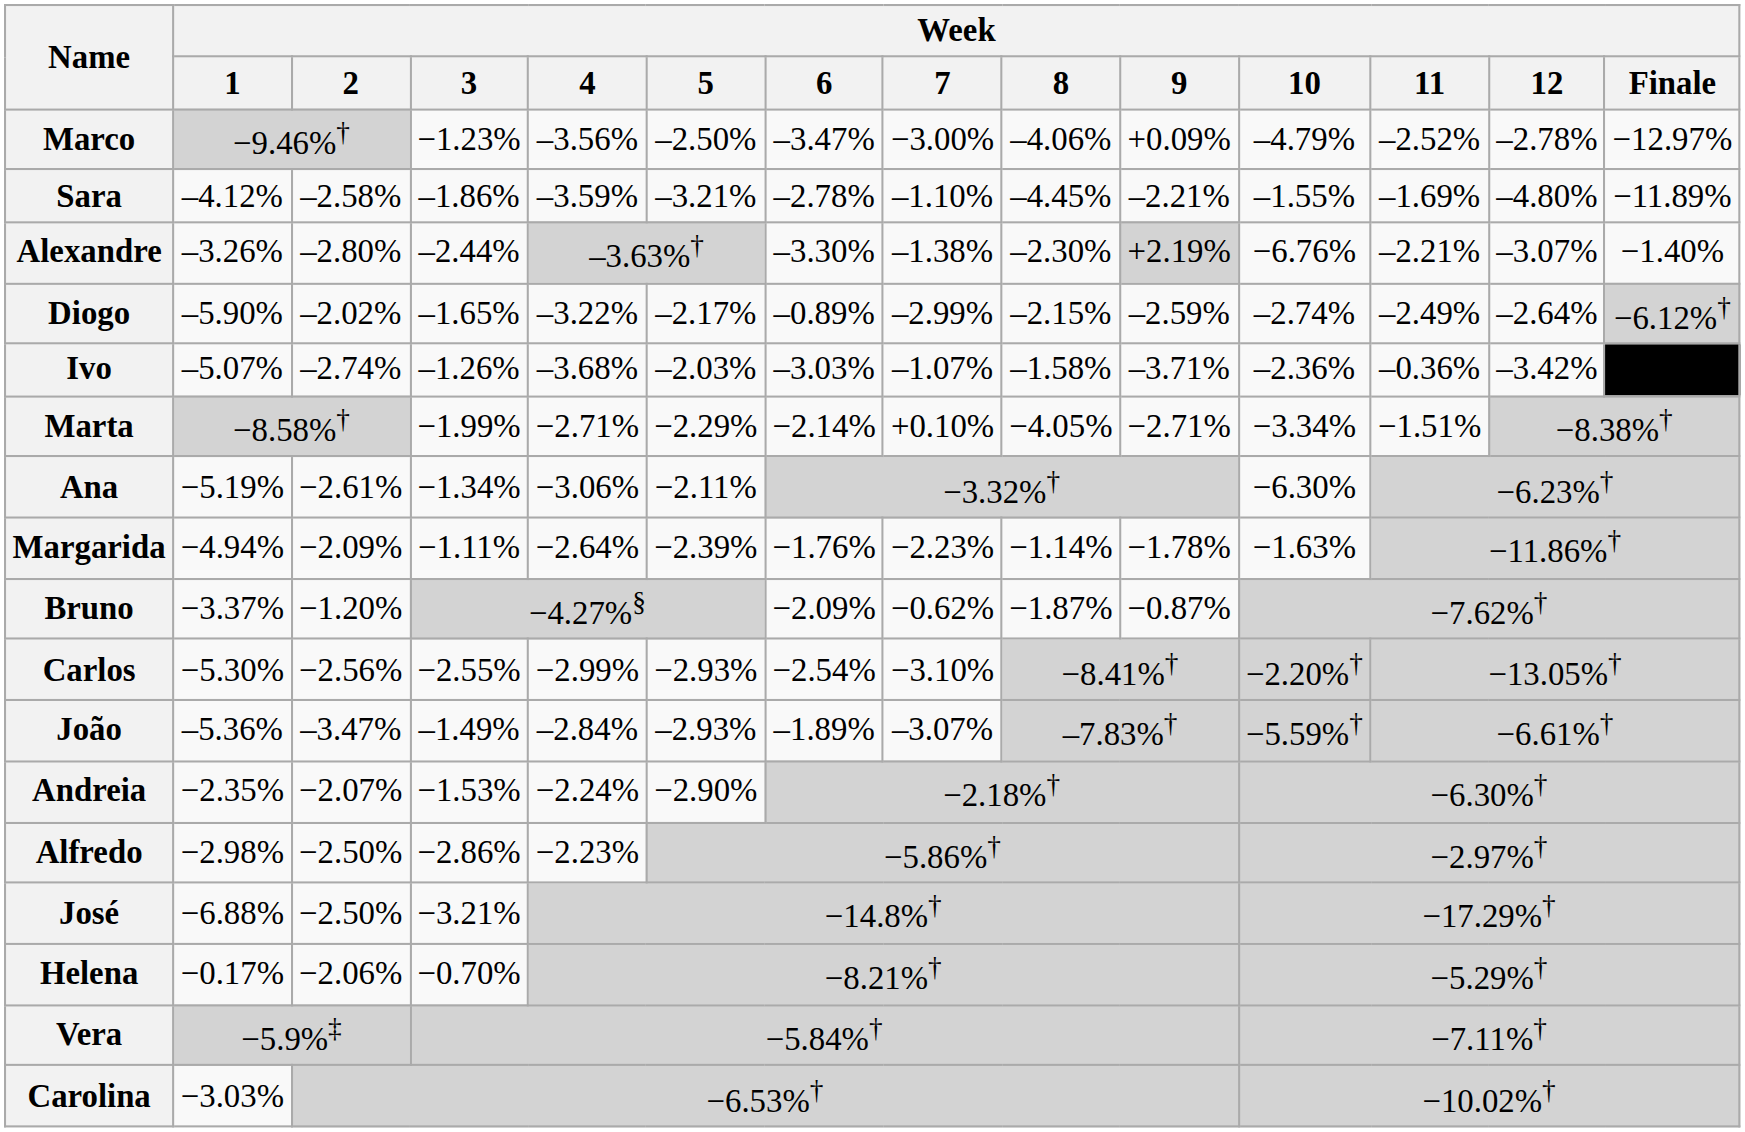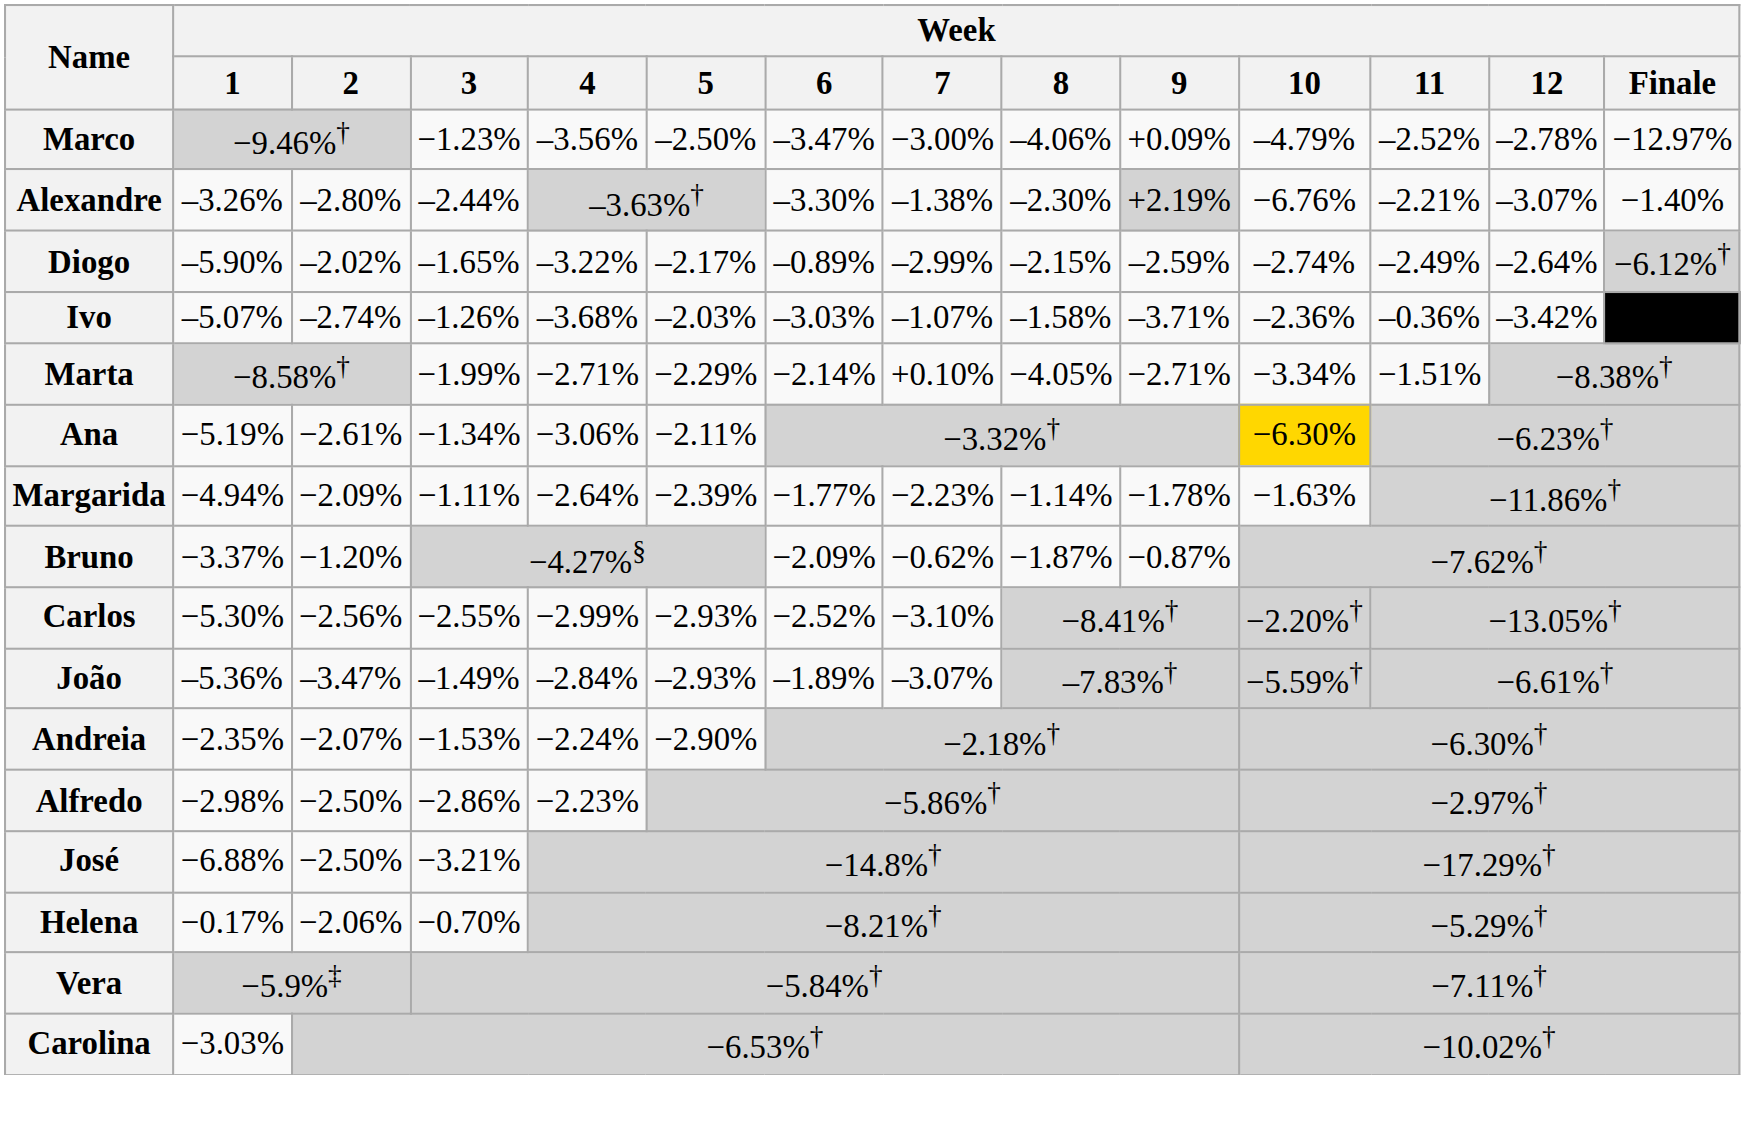- row: (89, 195)
(1304, 486) no background -> (1304, 434) gold background
(824, 547) −1.76% -> (824, 495) −1.77%
(824, 669) −2.54% -> (824, 617) −2.52%
